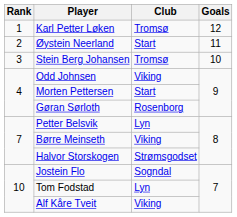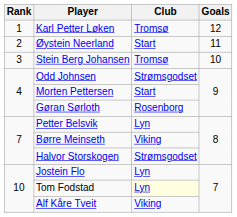(148, 76) Viking -> (166, 76) Strømsgodset
(153, 172) Sogndal -> (142, 172) Lyn
(142, 188) no background -> (142, 188) lightyellow background
